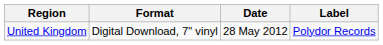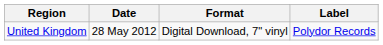columns swapped: (255, 13) <-> (155, 13)
